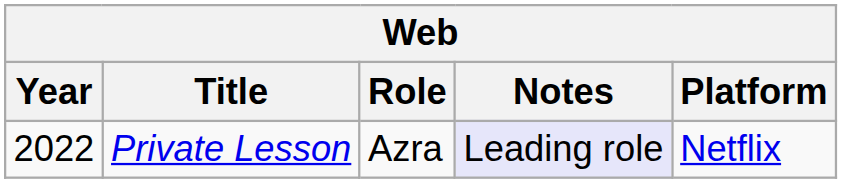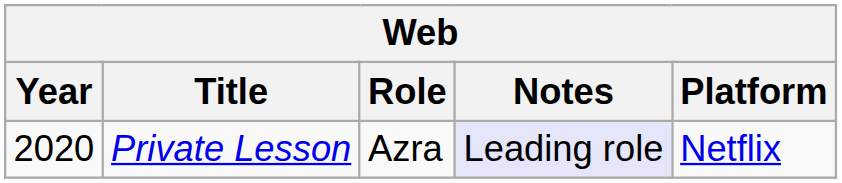(54, 148) 2022 -> (54, 148) 2020
